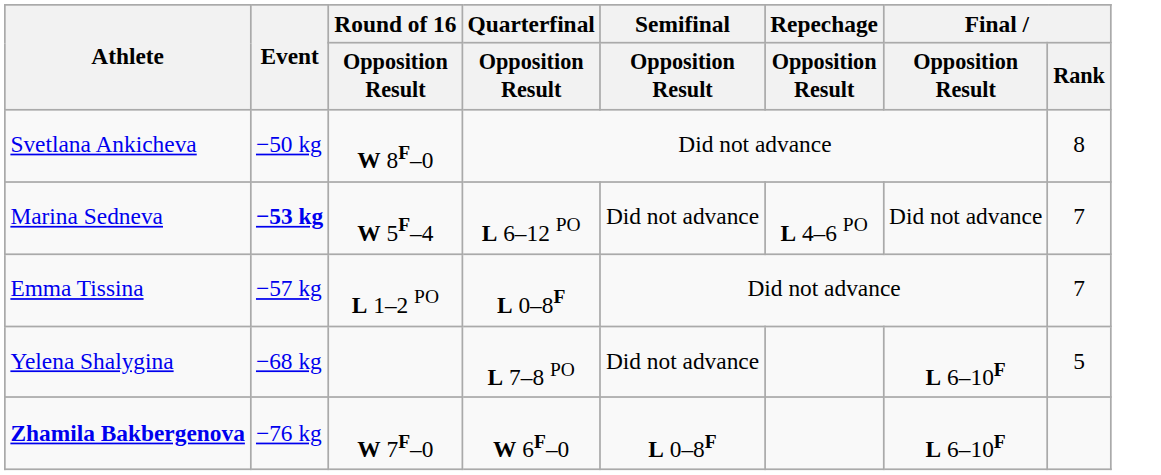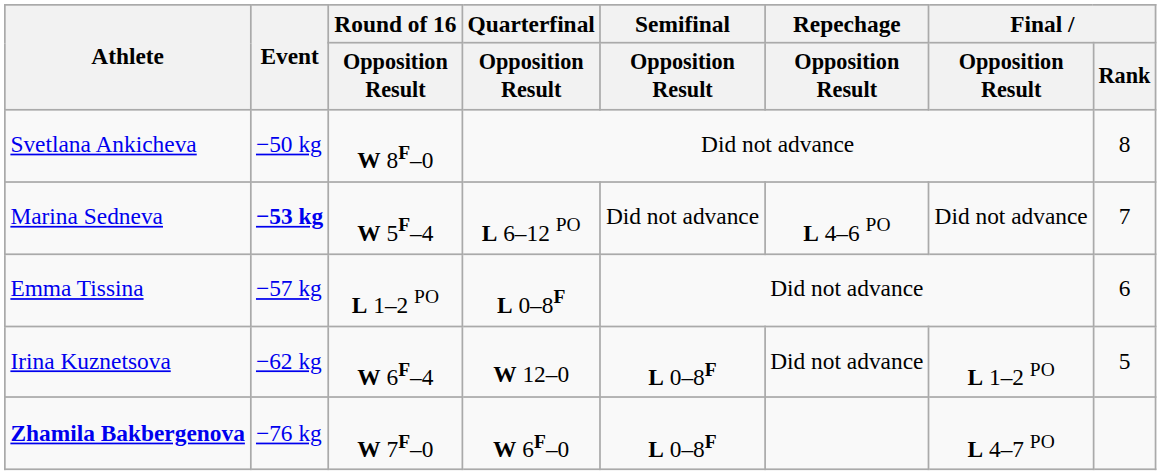(1079, 288) 7 -> (1125, 288) 6
+ row: (91, 360)
- row: (92, 360)
(966, 446) L 6–10F -> (1011, 446) L 4–7 PO
